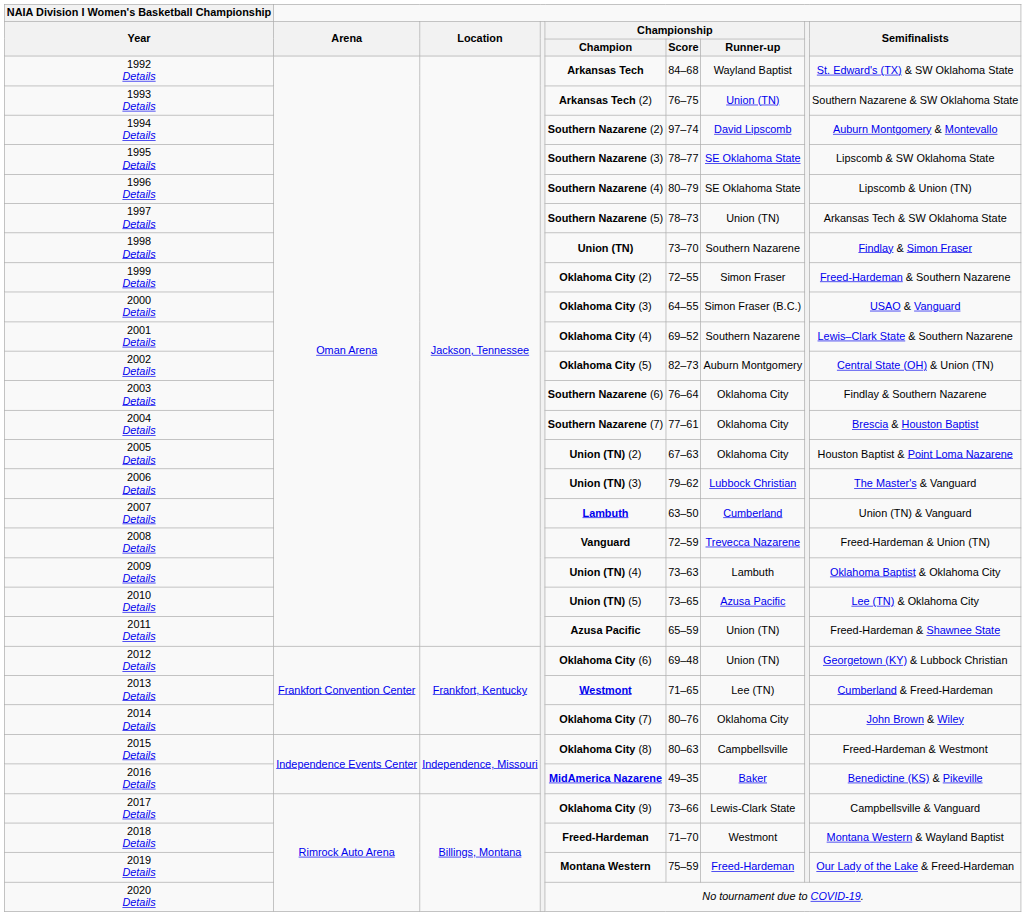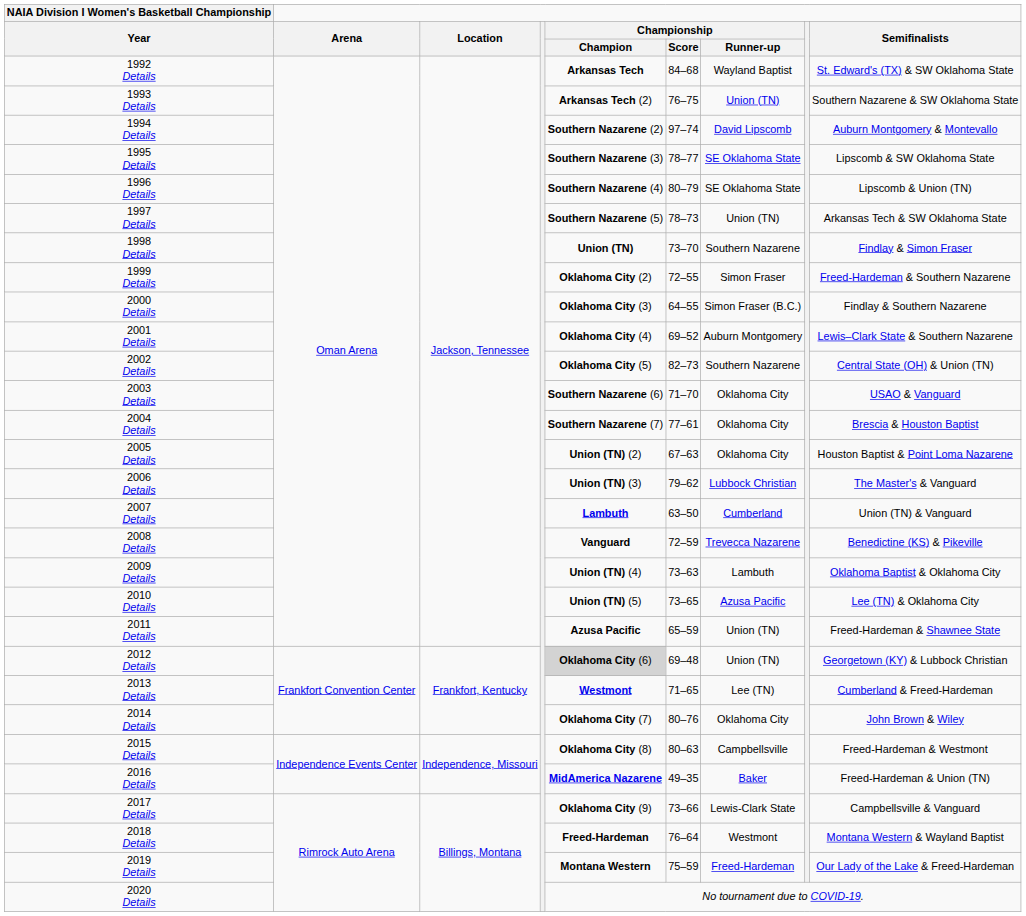(915, 306) USAO & Vanguard -> (915, 306) Findlay & Southern Nazarene
(753, 336) Southern Nazarene -> (753, 336) Auburn Montgomery
(753, 365) Auburn Montgomery -> (753, 365) Southern Nazarene
(683, 395) 76–64 -> (683, 395) 71–70
(915, 395) Findlay & Southern Nazarene -> (915, 395) USAO & Vanguard
(915, 542) Freed-Hardeman & Union (TN) -> (915, 542) Benedictine (KS) & Pikeville
(605, 660) no background -> (605, 660) lightgrey background
(915, 778) Benedictine (KS) & Pikeville -> (915, 778) Freed-Hardeman & Union (TN)
(683, 837) 71–70 -> (683, 837) 76–64
